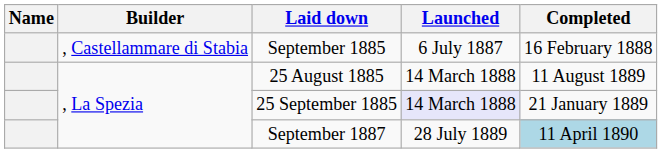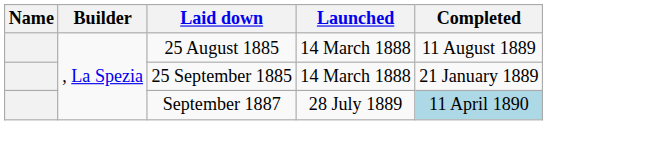- row: (327, 47)
(461, 104) lavender background -> (356, 76) no background
